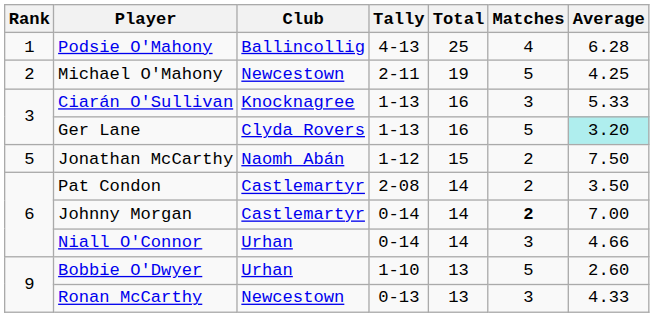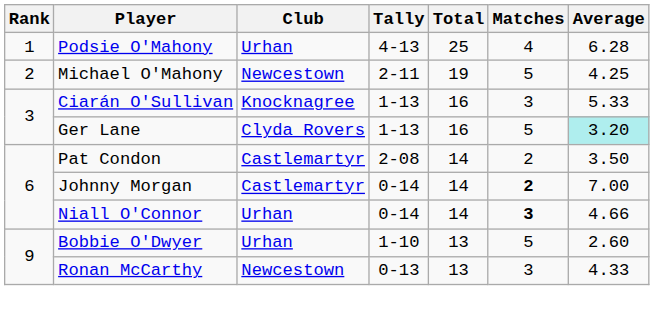(303, 47) Ballincollig -> (267, 47) Urhan
- row: (146, 158)
(528, 242) normal -> (528, 214) bold
